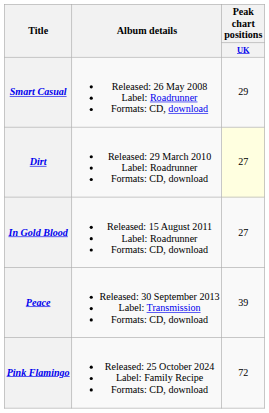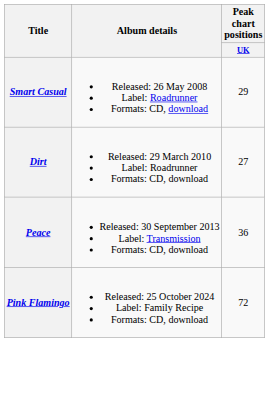(243, 162) lightyellow background -> (243, 162) no background
- row: (38, 232)
(243, 302) 39 -> (243, 232) 36
